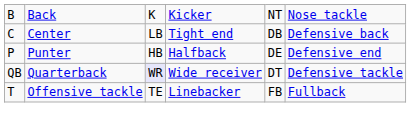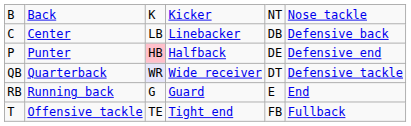(201, 34) Tight end -> (204, 34) Linebacker
(156, 53) no background -> (156, 53) pink background
+ row: (71, 92)
(204, 92) Linebacker -> (201, 112) Tight end
